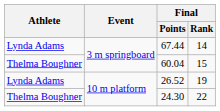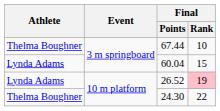(35, 46) Lynda Adams -> (44, 46) Thelma Boughner
(202, 46) 14 -> (202, 46) 10
(44, 63) Thelma Boughner -> (35, 63) Lynda Adams
(202, 80) no background -> (202, 80) pink background
